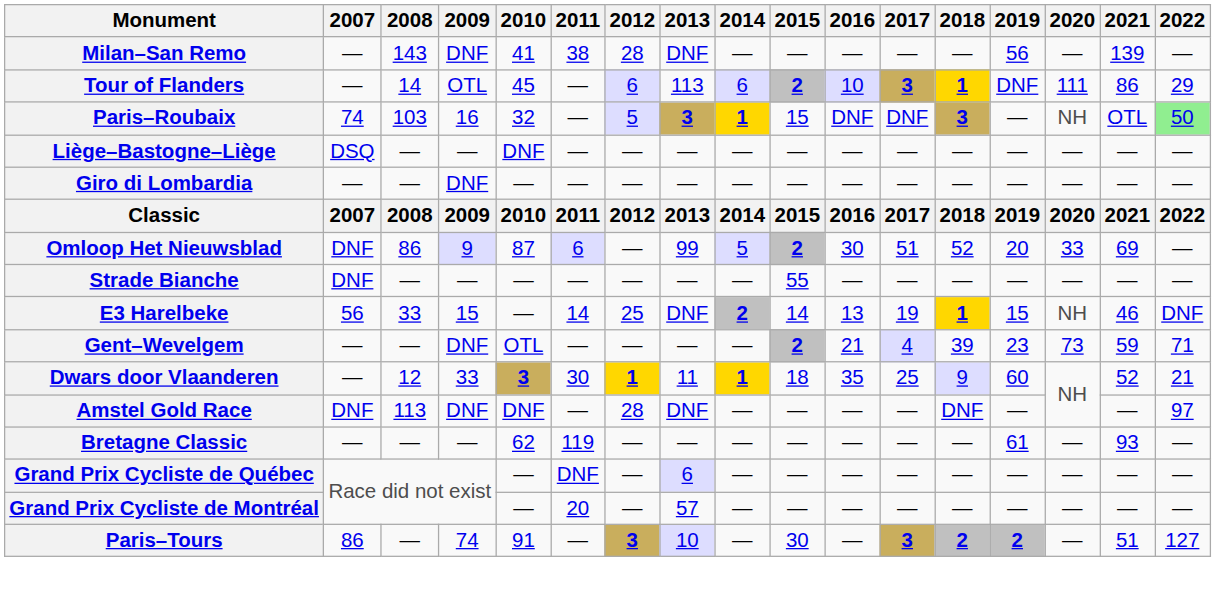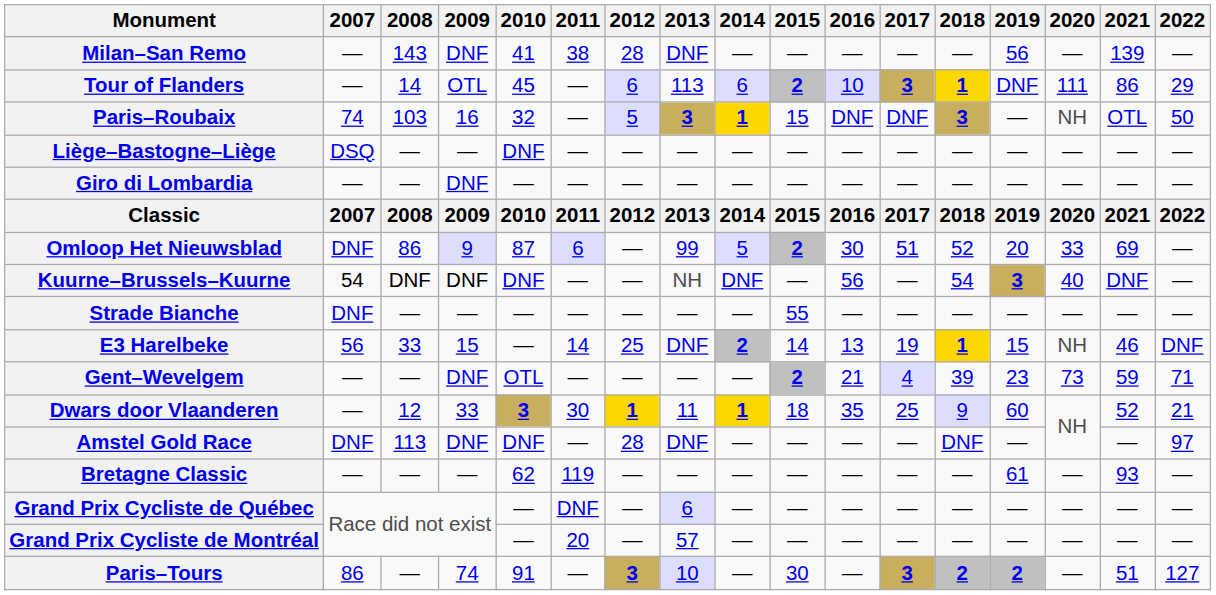(1182, 118) lightgreen background -> (1182, 118) no background
+ row: (164, 280)
